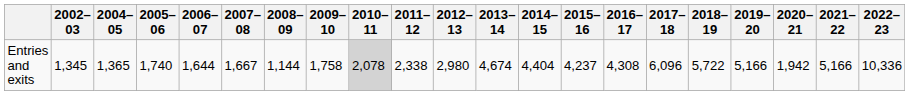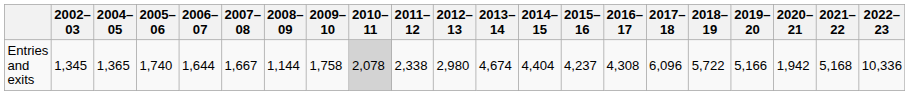(836, 65) 5,166 -> (836, 65) 5,168
